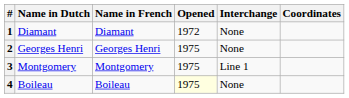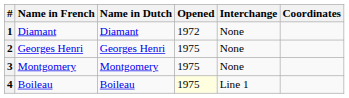columns swapped: (134, 13) <-> (54, 13)
(234, 66) Line 1 -> (232, 66) None
(232, 84) None -> (234, 84) Line 1
